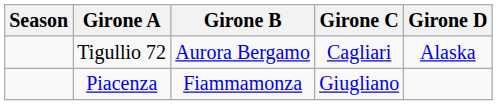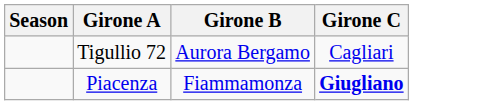- column: (448, 20)
(359, 83) normal -> (361, 83) bold
